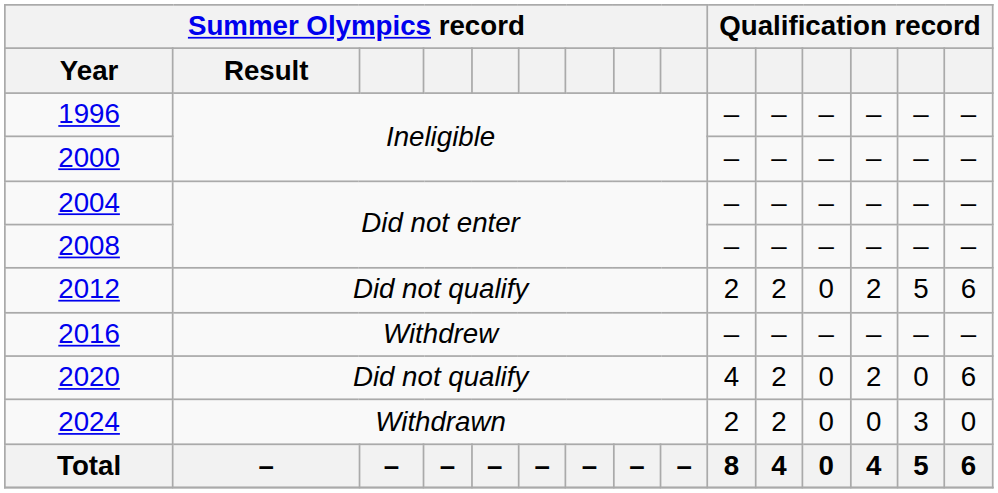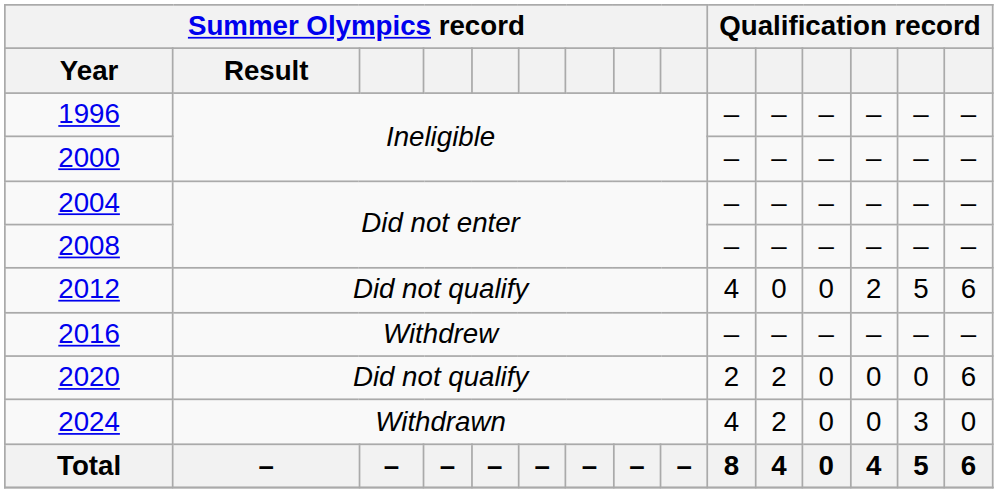(732, 289) 2 -> (732, 289) 4
(779, 289) 2 -> (779, 289) 0
(732, 377) 4 -> (732, 377) 2
(874, 377) 2 -> (874, 377) 0
(732, 421) 2 -> (732, 421) 4
